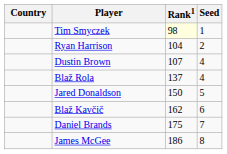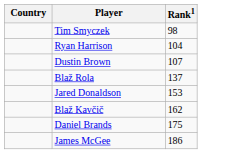- column: (209, 13)
(173, 30) lightyellow background -> (173, 30) no background
(175, 93) 150 -> (175, 93) 153
